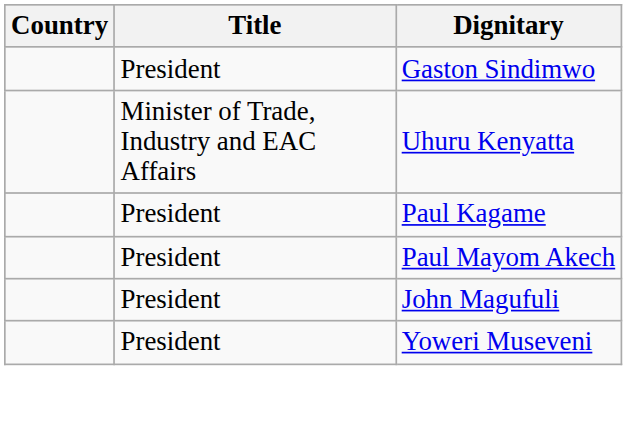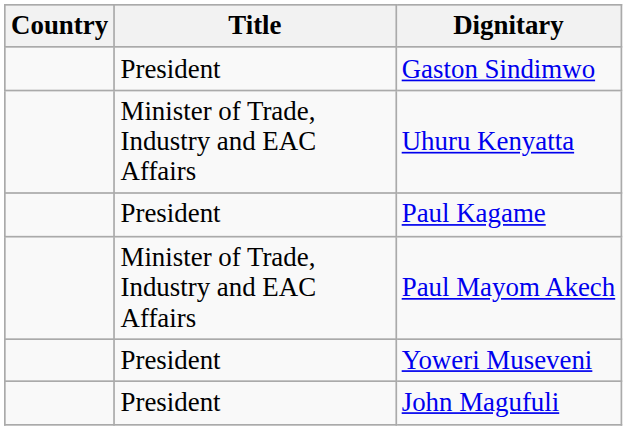(171, 256) President -> (218, 287) Minister of Trade, Industry and EAC Affairs
rows swapped: (497, 342) <-> (480, 299)
